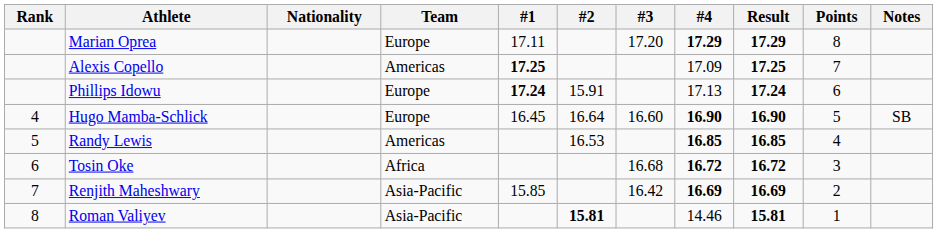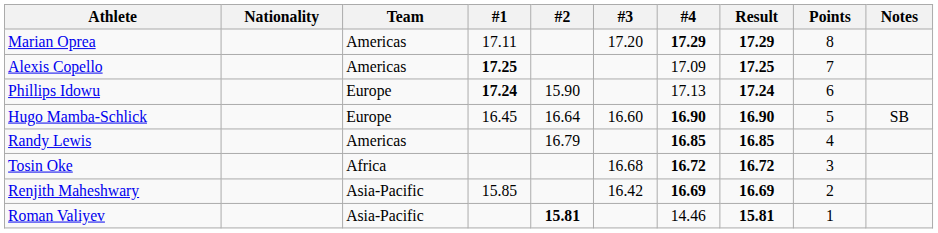- column: (35, 16)
(407, 41) Europe -> (376, 41) Americas
(587, 91) 15.91 -> (562, 91) 15.90
(587, 141) 16.53 -> (562, 141) 16.79
